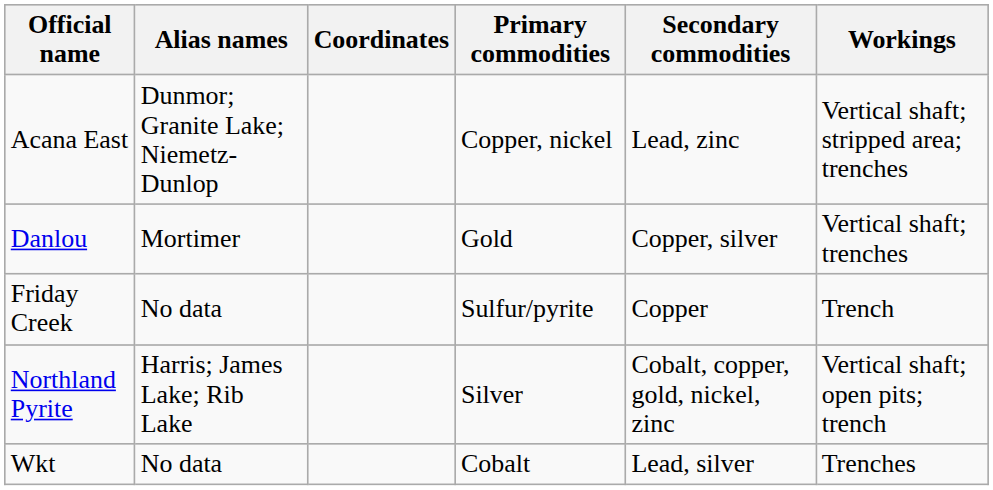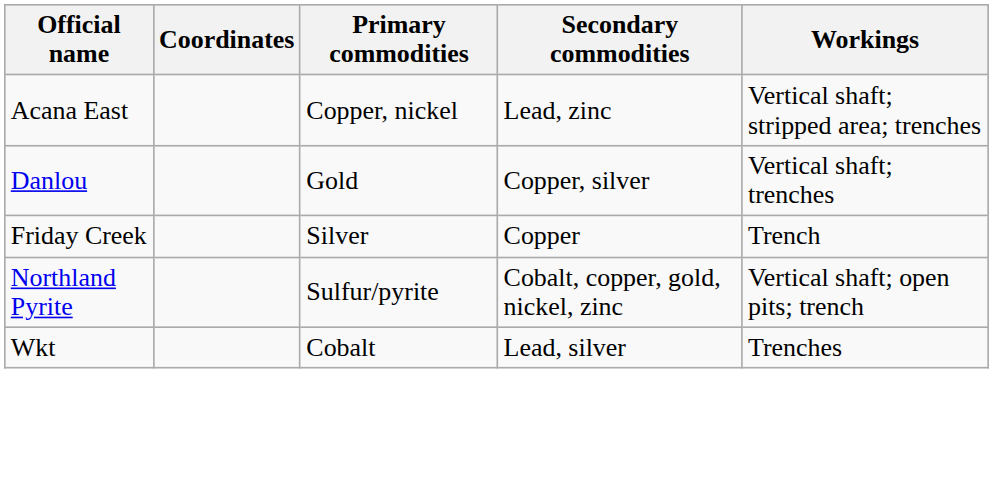- column: (221, 39)
(527, 308) Sulfur/pyrite -> (337, 235) Silver
(492, 393) Silver -> (373, 291) Sulfur/pyrite
